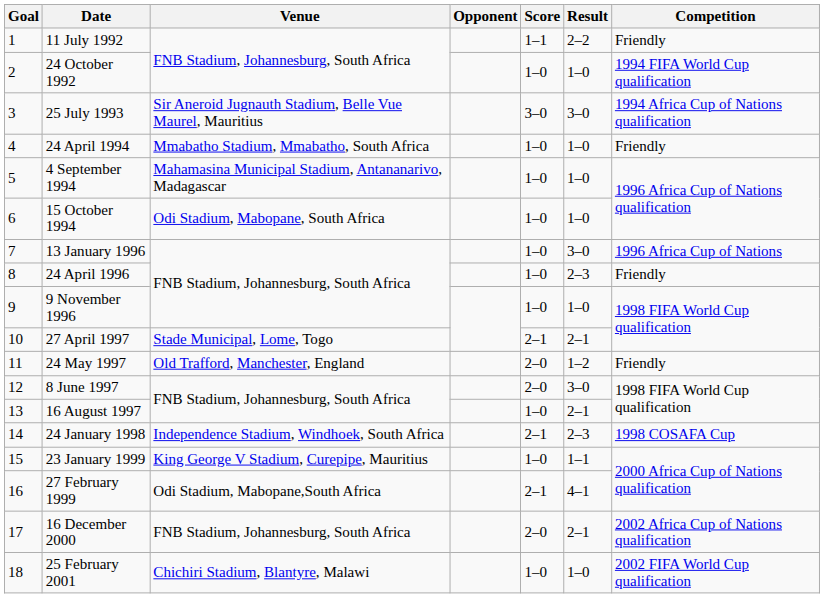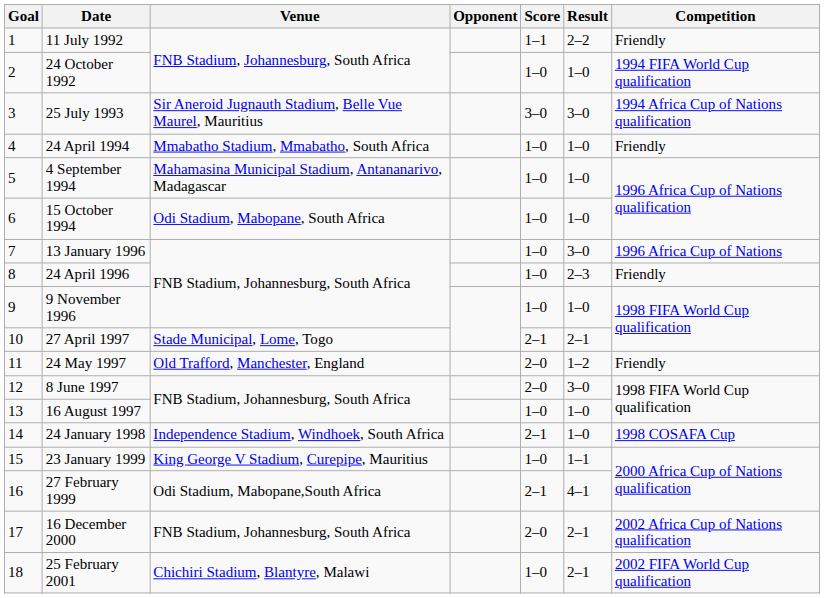(578, 411) 2–1 -> (578, 411) 1–0
(578, 434) 2–3 -> (578, 434) 1–0
(578, 572) 1–0 -> (578, 572) 2–1
